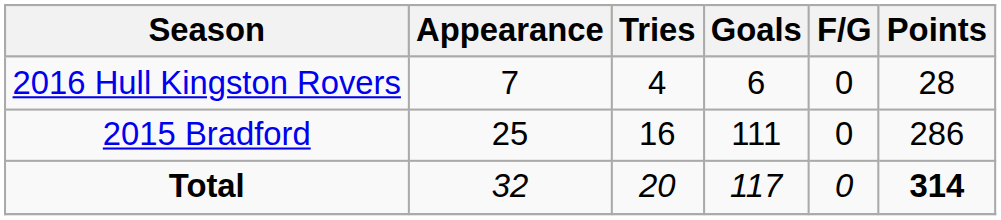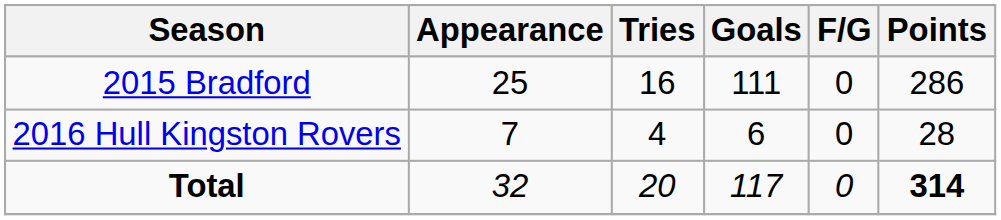rows swapped: (207, 134) <-> (207, 82)
